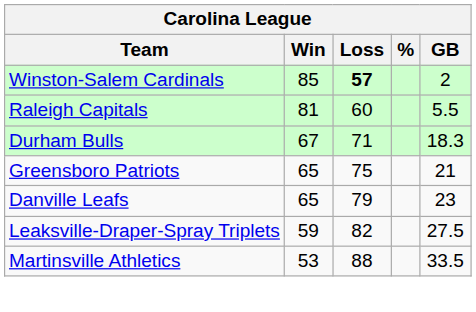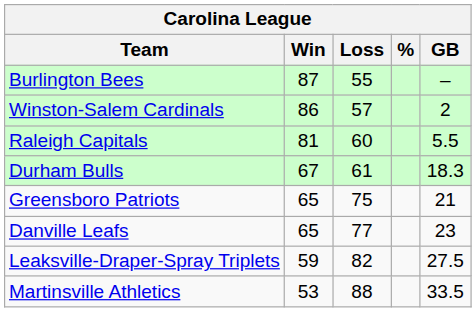+ row: (76, 79)
(308, 79) 85 -> (308, 110) 86
(362, 79) bold -> (362, 110) normal
(362, 140) 71 -> (362, 170) 61
(362, 200) 79 -> (362, 230) 77
